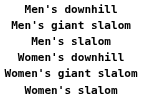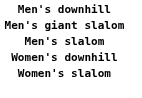- row: (71, 74)
